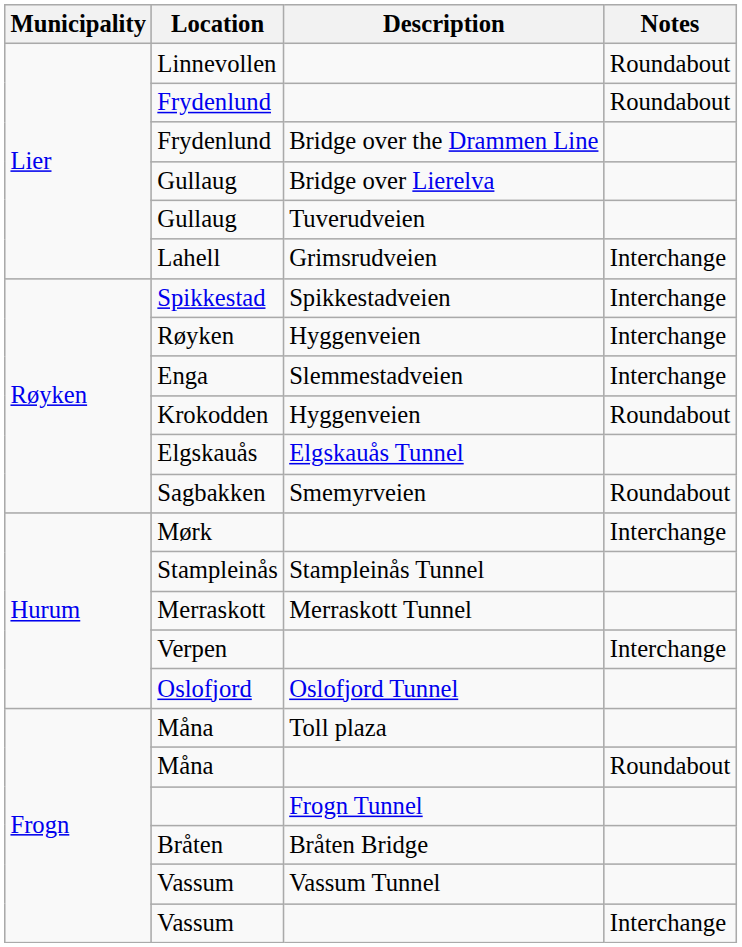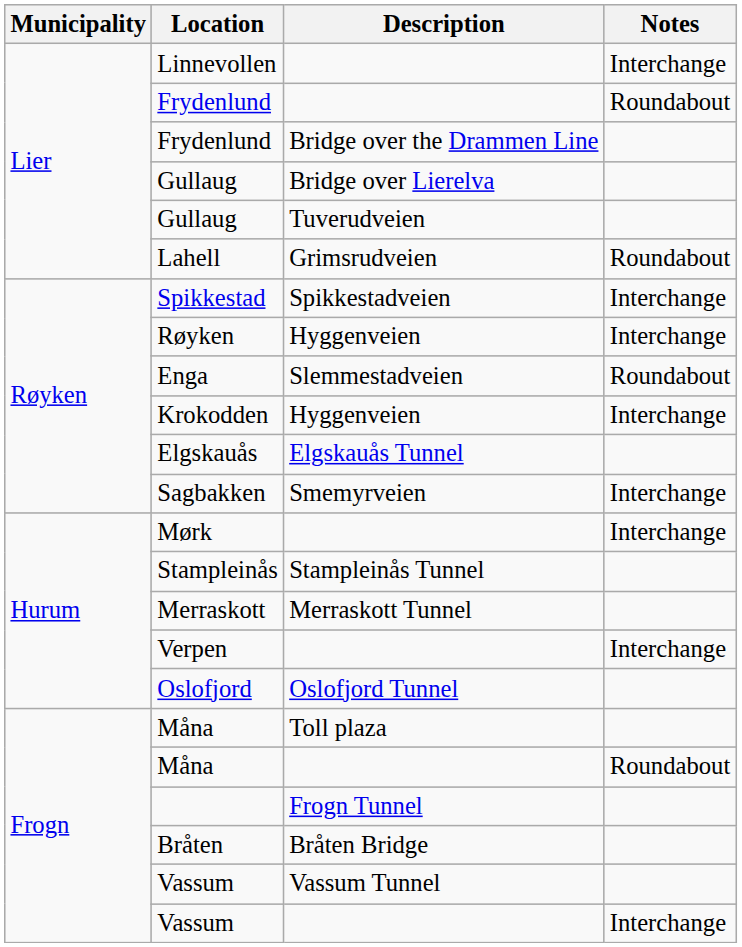(670, 63) Roundabout -> (668, 63) Interchange
(668, 258) Interchange -> (670, 258) Roundabout
(668, 375) Interchange -> (670, 375) Roundabout
(670, 414) Roundabout -> (668, 414) Interchange
(670, 492) Roundabout -> (668, 492) Interchange
